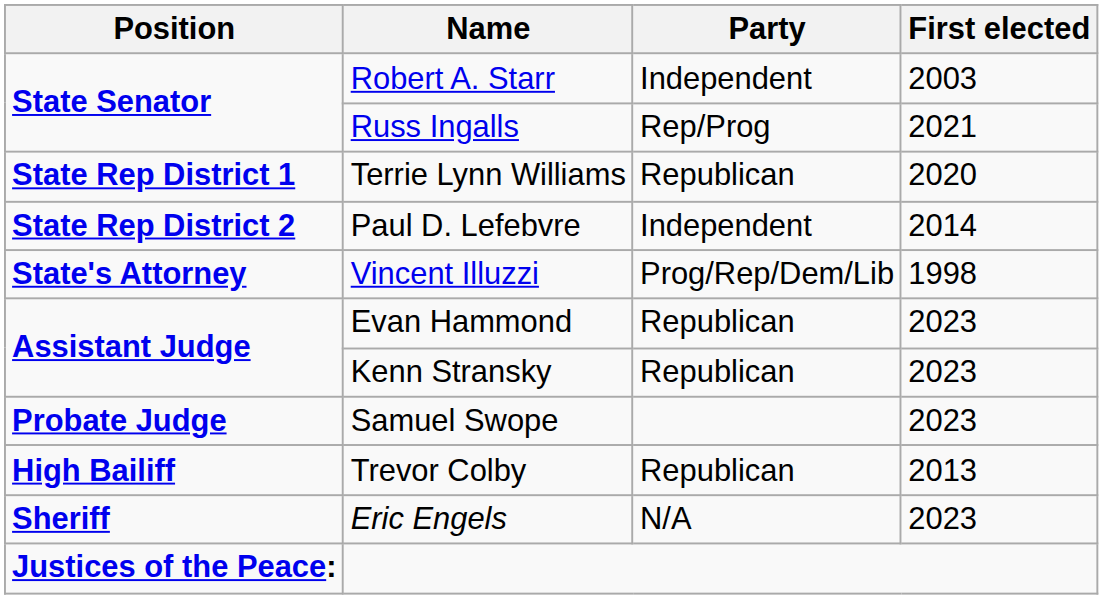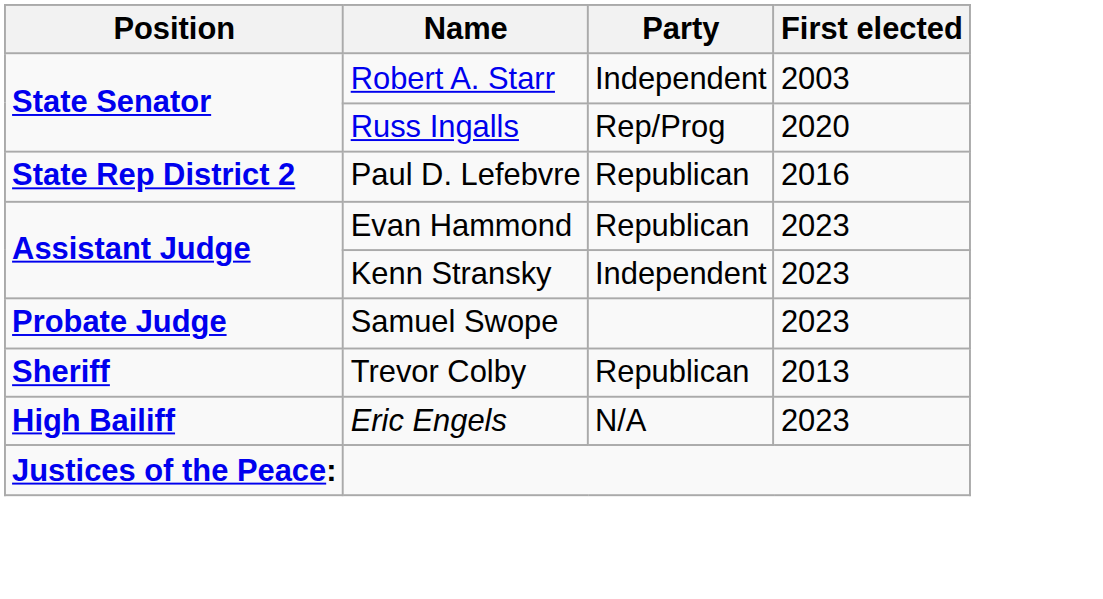(943, 126) 2021 -> (815, 126) 2020
- row: (488, 175)
(726, 224) Independent -> (672, 175) Republican
(943, 224) 2014 -> (815, 175) 2016
- row: (445, 273)
(717, 371) Republican -> (681, 273) Independent
(94, 469) High Bailiff -> (61, 371) Sheriff
(61, 518) Sheriff -> (94, 420) High Bailiff
